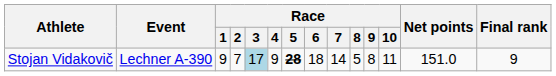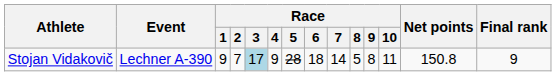(293, 60) bold -> (293, 60) normal
(439, 60) 151.0 -> (439, 60) 150.8
